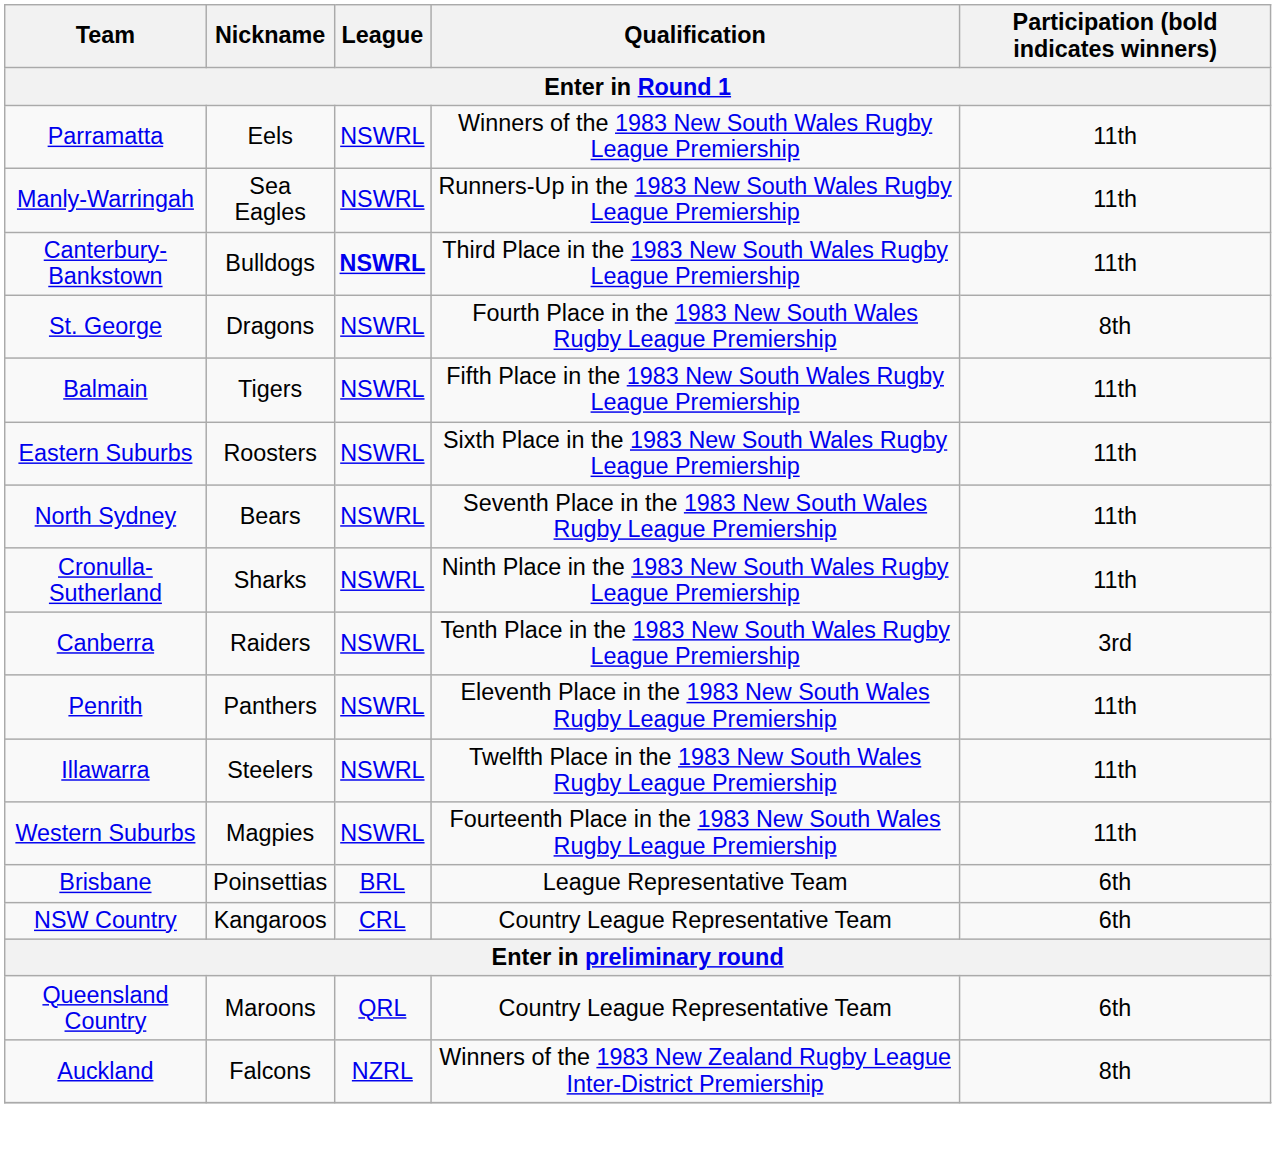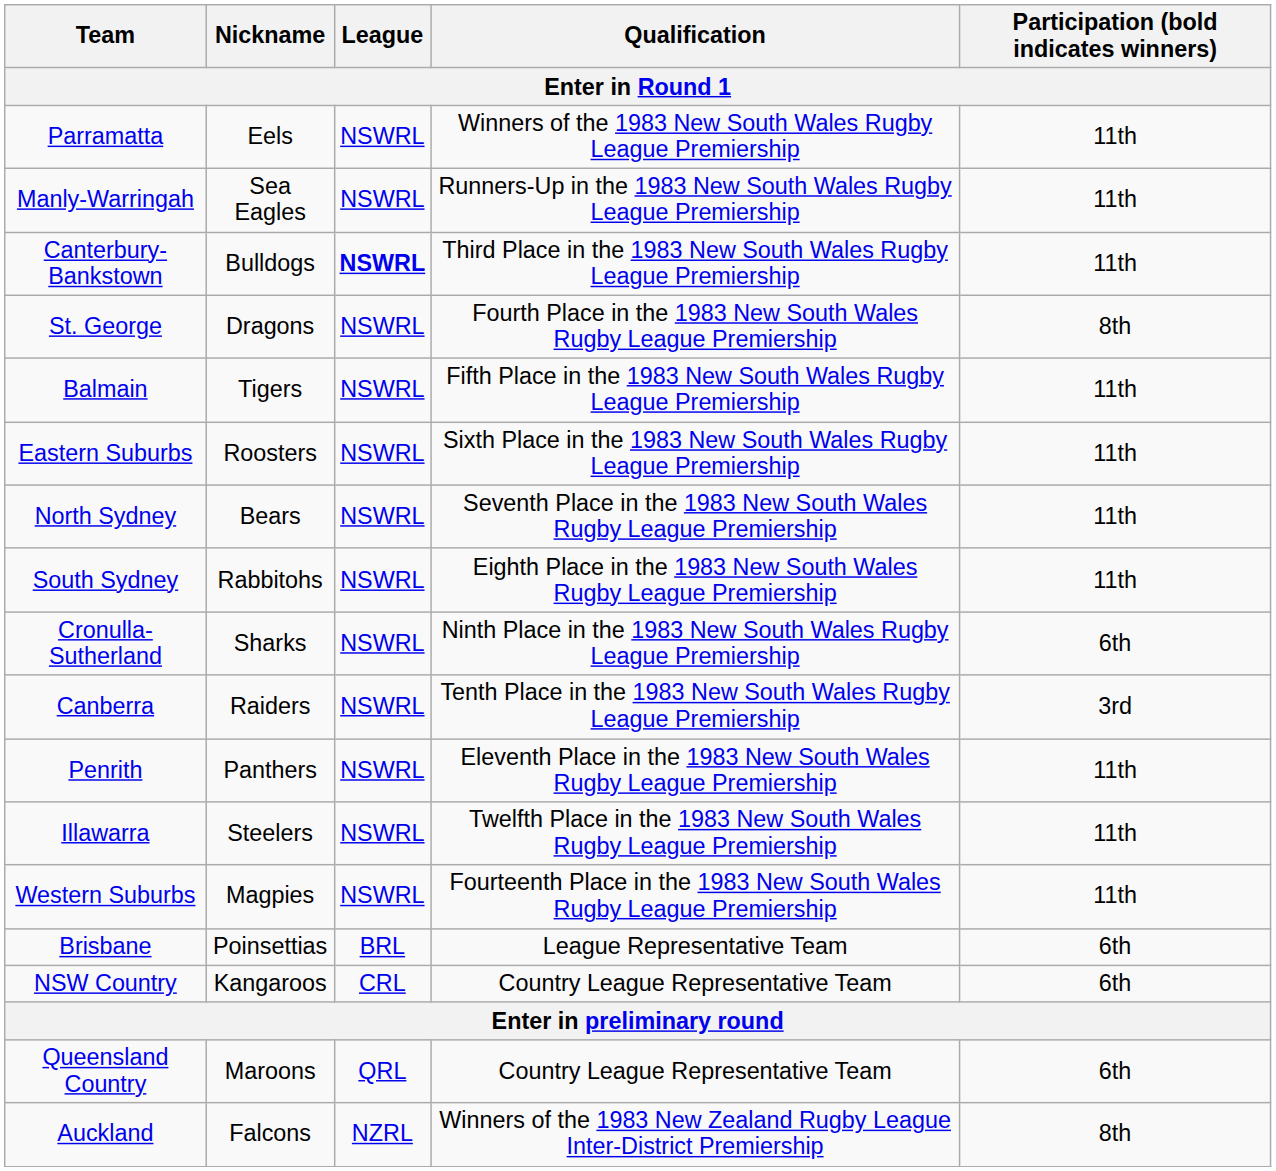+ row: (105, 579)
(1115, 579) 11th -> (1115, 643) 6th
